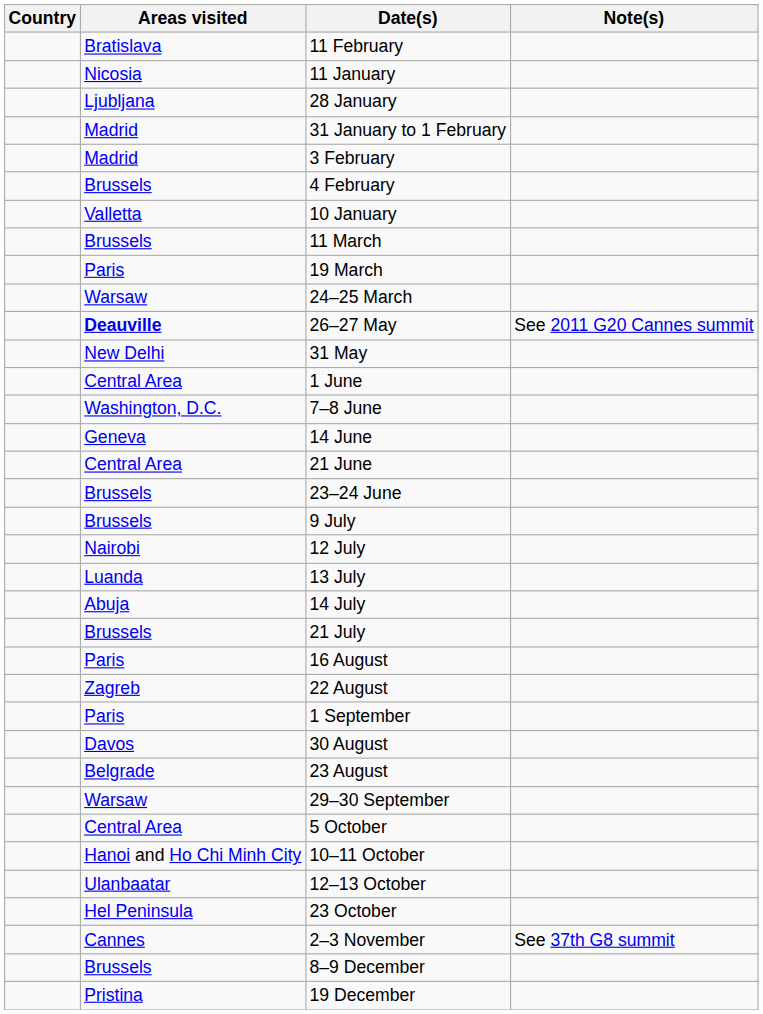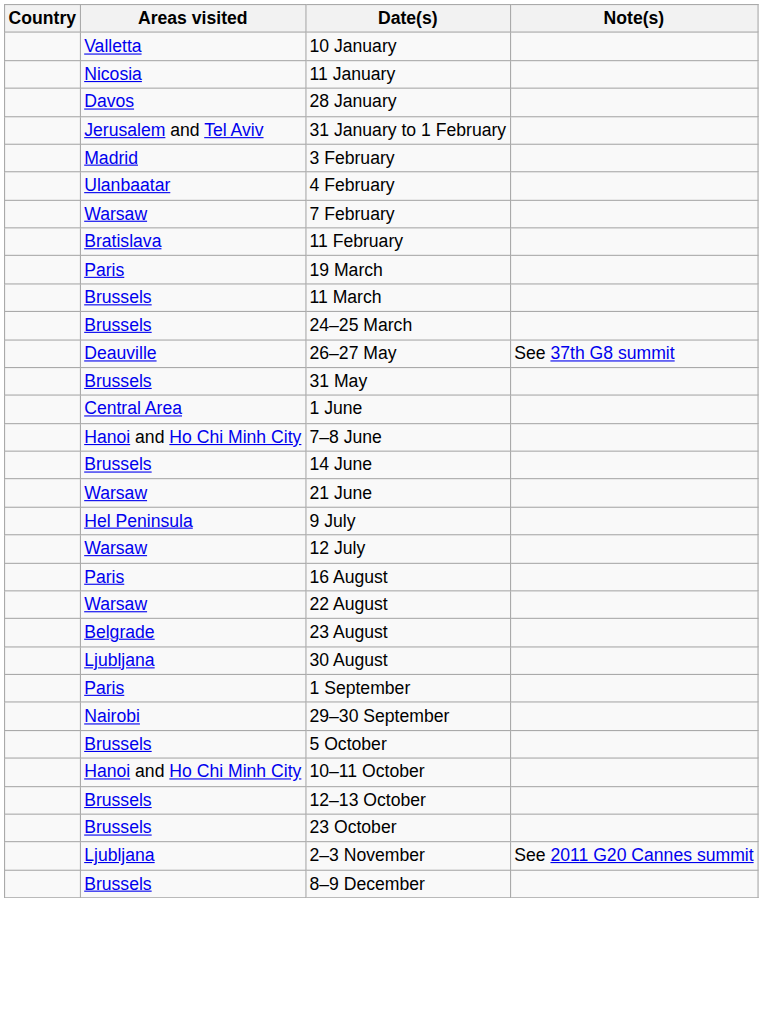rows swapped: (353, 213) <-> (356, 46)
(119, 102) Ljubljana -> (109, 102) Davos
(111, 130) Madrid -> (174, 130) Jerusalem and Tel Aviv
(118, 185) Brussels -> (127, 185) Ulanbaatar
+ row: (352, 213)
rows swapped: (346, 241) <-> (346, 269)
(116, 297) Warsaw -> (118, 325) Brussels
(123, 325) bold -> (120, 353) normal
(634, 325) See 2011 G20 Cannes summit -> (594, 353) See 37th G8 summit
(124, 353) New Delhi -> (118, 381) Brussels
(153, 409) Washington, D.C. -> (193, 437) Hanoi and Ho Chi Minh City
(115, 437) Geneva -> (118, 465) Brussels
(133, 465) Central Area -> (116, 492) Warsaw
- row: (355, 492)
(118, 520) Brussels -> (138, 520) Hel Peninsula
(112, 548) Nairobi -> (116, 548) Warsaw
- row: (337, 576)
- row: (337, 604)
- row: (337, 632)
(112, 688) Zagreb -> (116, 604) Warsaw
rows swapped: (349, 772) <-> (360, 716)
(109, 744) Davos -> (119, 660) Ljubljana
(116, 800) Warsaw -> (112, 716) Nairobi
(133, 827) Central Area -> (118, 744) Brussels
(127, 883) Ulanbaatar -> (118, 800) Brussels
(138, 911) Hel Peninsula -> (118, 827) Brussels
(115, 939) Cannes -> (119, 855) Ljubljana
(594, 939) See 37th G8 summit -> (634, 855) See 2011 G20 Cannes summit
- row: (362, 995)
